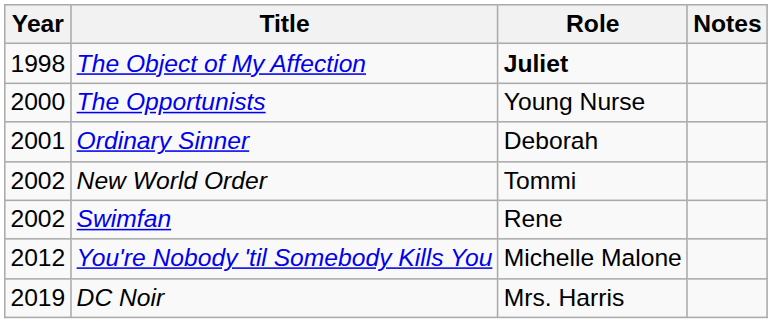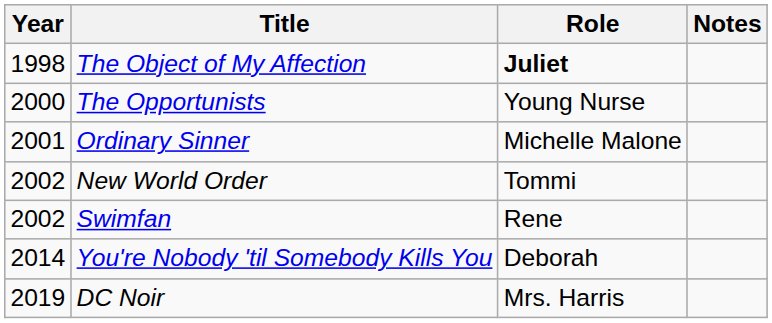(551, 141) Deborah -> (593, 141) Michelle Malone
(38, 258) 2012 -> (38, 258) 2014
(593, 258) Michelle Malone -> (551, 258) Deborah
